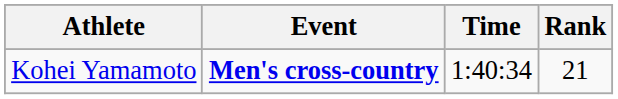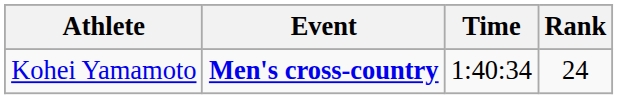(575, 70) 21 -> (575, 70) 24
